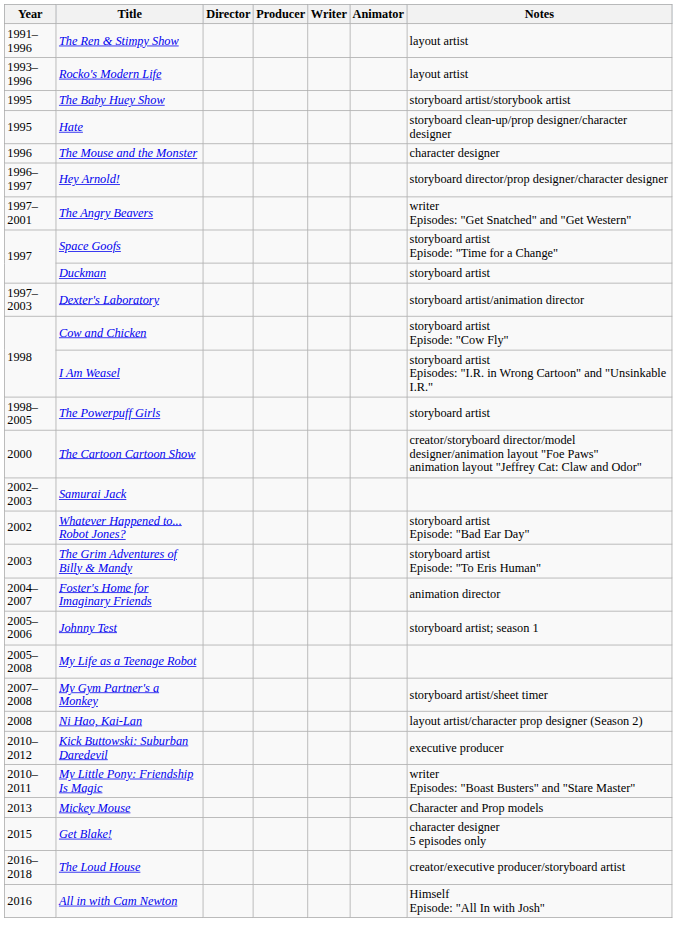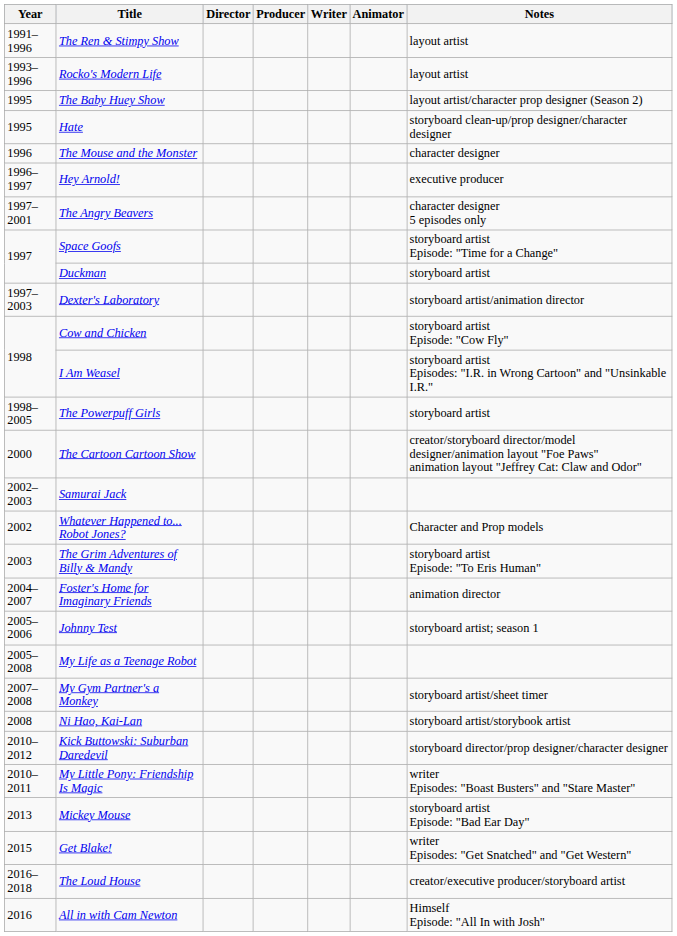(490, 100) storyboard artist/storybook artist -> (526, 100) layout artist/character prop designer (Season 2)
(539, 180) storyboard director/prop designer/character designer -> (457, 180) executive producer
(520, 213) writer Episodes: "Get Snatched" and "Get Western" -> (455, 213) character designer 5 episodes only
(470, 527) storyboard artist Episode: "Bad Ear Day" -> (476, 527) Character and Prop models
(526, 721) layout artist/character prop designer (Season 2) -> (490, 721) storyboard artist/storybook artist
(457, 747) executive producer -> (539, 747) storyboard director/prop designer/character designer
(476, 807) Character and Prop models -> (470, 814) storyboard artist Episode: "Bad Ear Day"
(455, 834) character designer 5 episodes only -> (520, 847) writer Episodes: "Get Snatched" and "Get Western"
